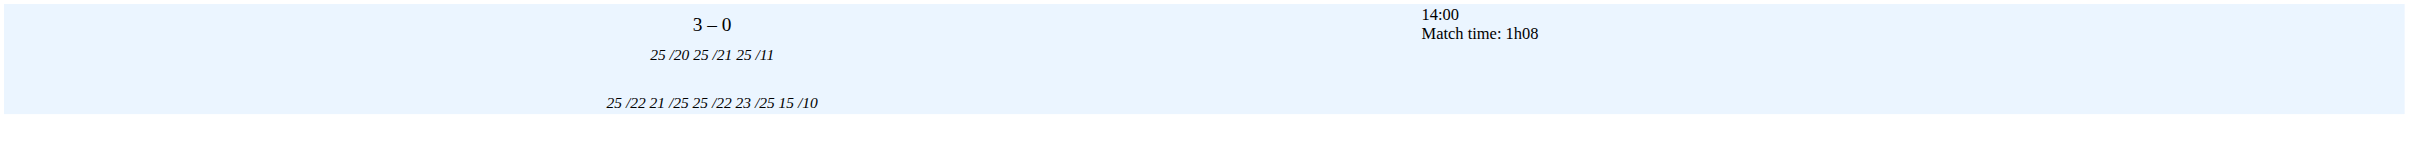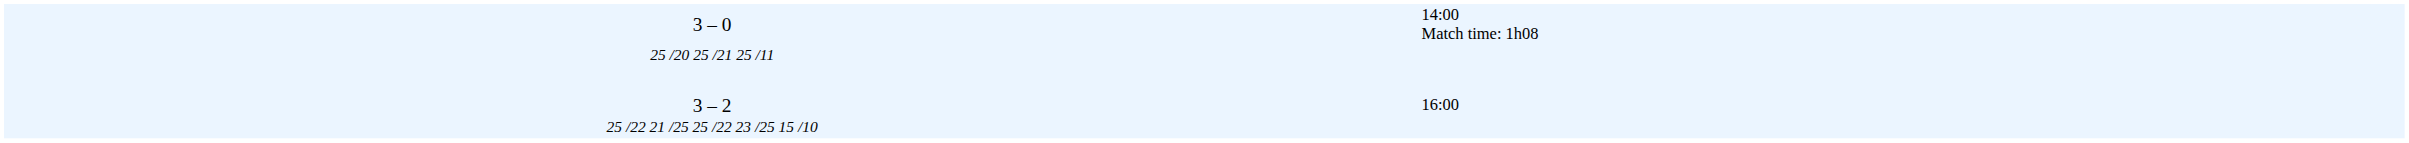+ row: (712, 105)
